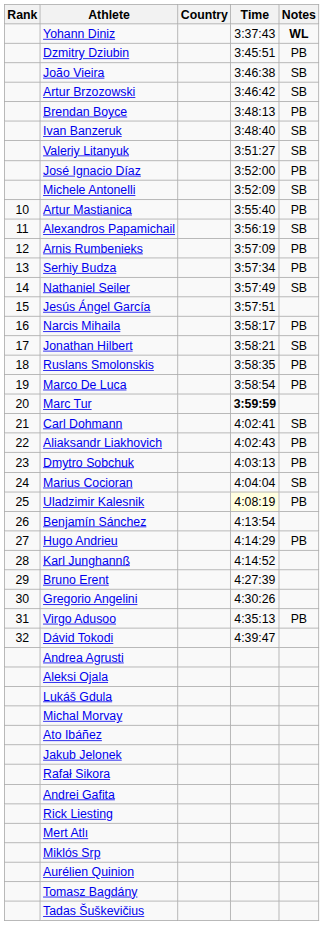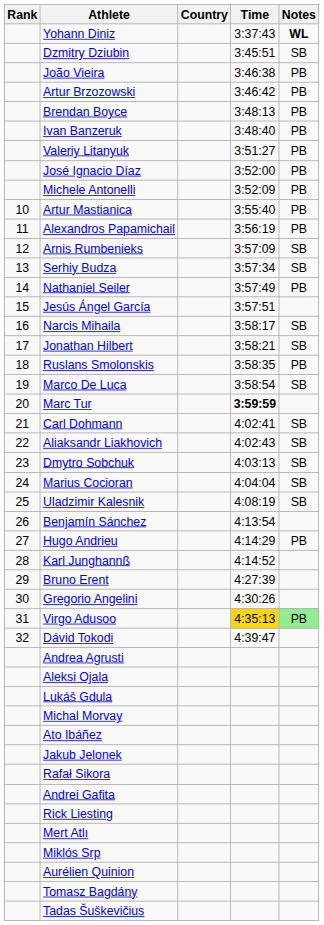(299, 53) PB -> (299, 53) SB
(299, 73) SB -> (299, 73) PB
(299, 92) SB -> (299, 92) PB
(299, 131) SB -> (299, 131) PB
(299, 151) SB -> (299, 151) PB
(299, 190) SB -> (299, 190) PB
(299, 229) SB -> (299, 229) PB
(299, 248) PB -> (299, 248) SB
(299, 268) PB -> (299, 268) SB
(299, 287) SB -> (299, 287) PB
(299, 326) PB -> (299, 326) SB
(299, 385) PB -> (299, 385) SB
(299, 443) PB -> (299, 443) SB
(299, 463) PB -> (299, 463) SB
(255, 502) lightyellow background -> (255, 502) no background
(299, 502) PB -> (299, 502) SB
(255, 619) no background -> (255, 619) gold background
(299, 619) no background -> (299, 619) lightgreen background
